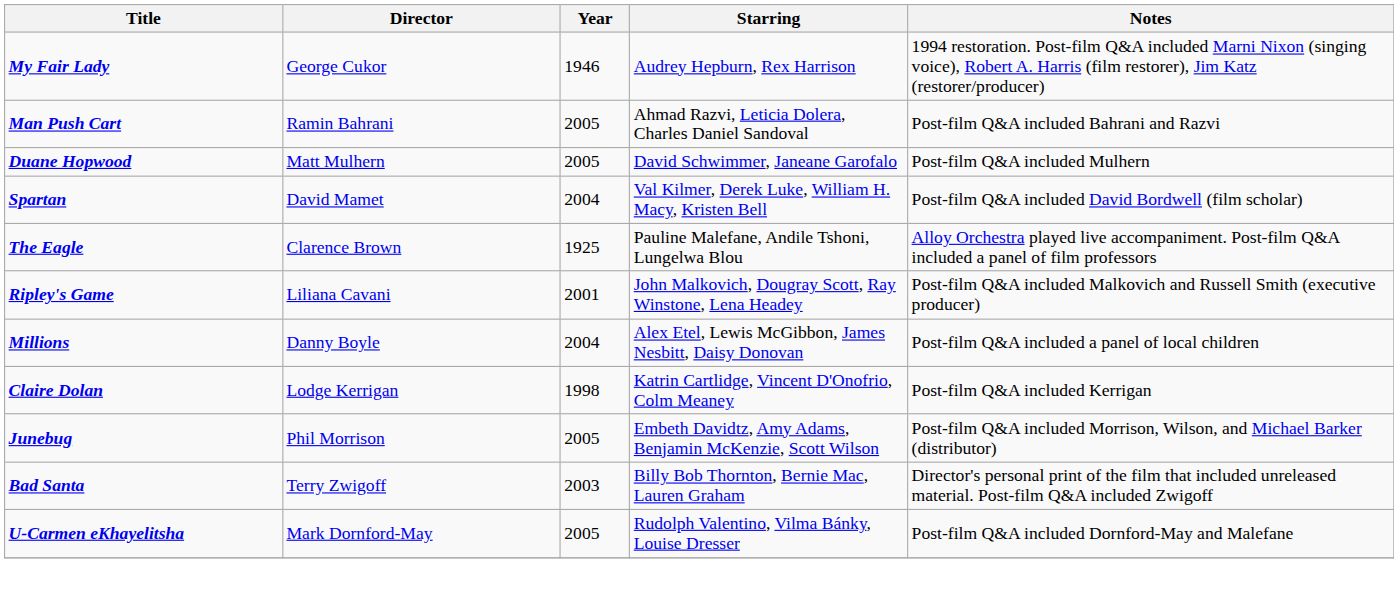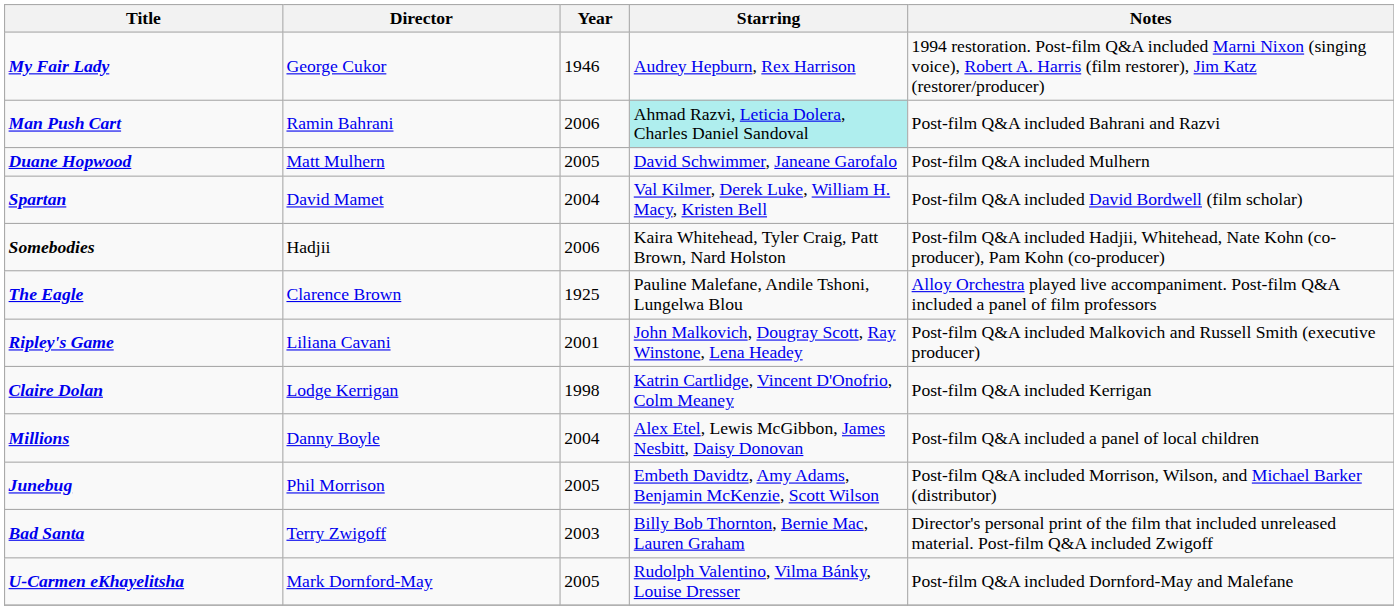(582, 123) 2005 -> (582, 123) 2006
(740, 123) no background -> (740, 123) paleturquoise background
+ row: (52, 247)
rows swapped: (39, 342) <-> (56, 390)
